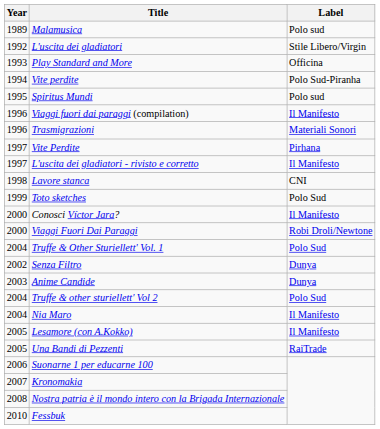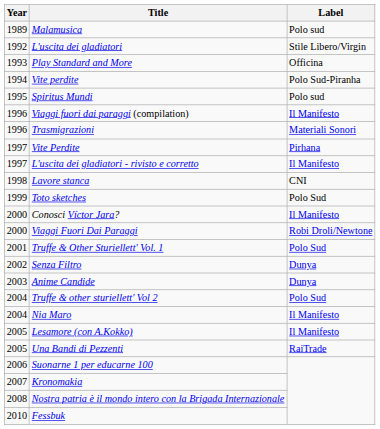(17, 248) 2004 -> (17, 248) 2001
